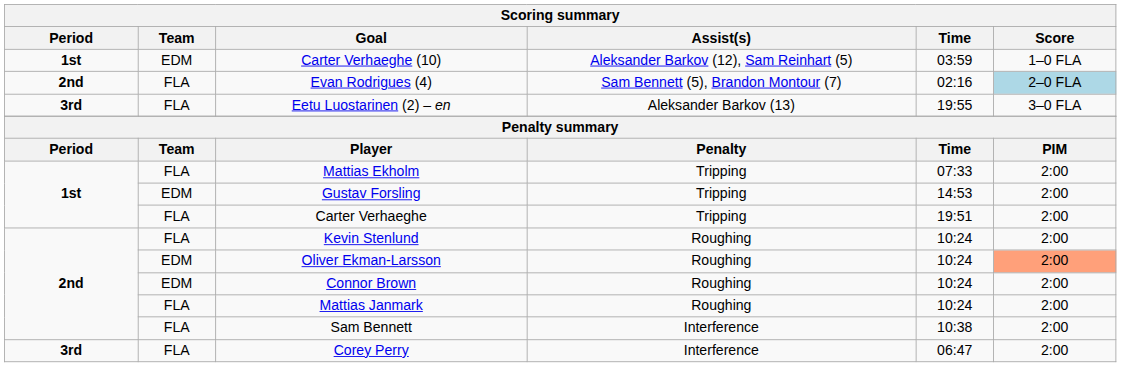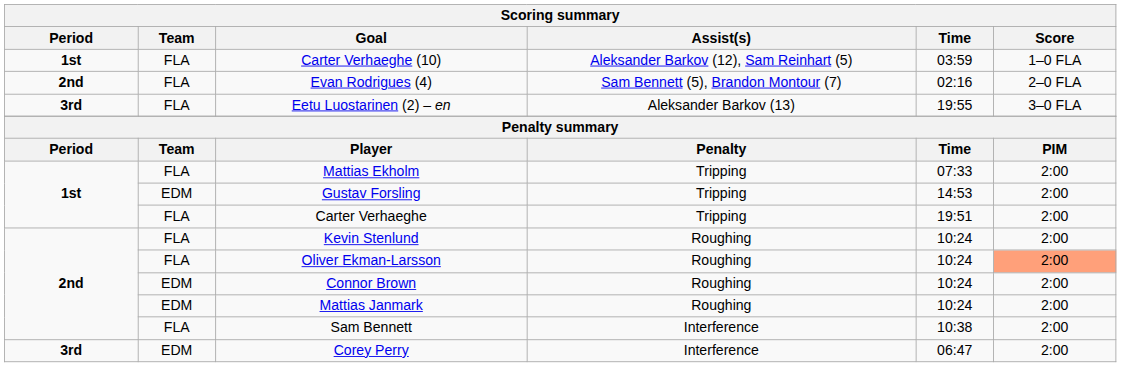(177, 60) EDM -> (177, 60) FLA
(1055, 82) lightblue background -> (1055, 82) no background
(177, 261) EDM -> (177, 261) FLA
(177, 305) FLA -> (177, 305) EDM
(177, 350) FLA -> (177, 350) EDM
